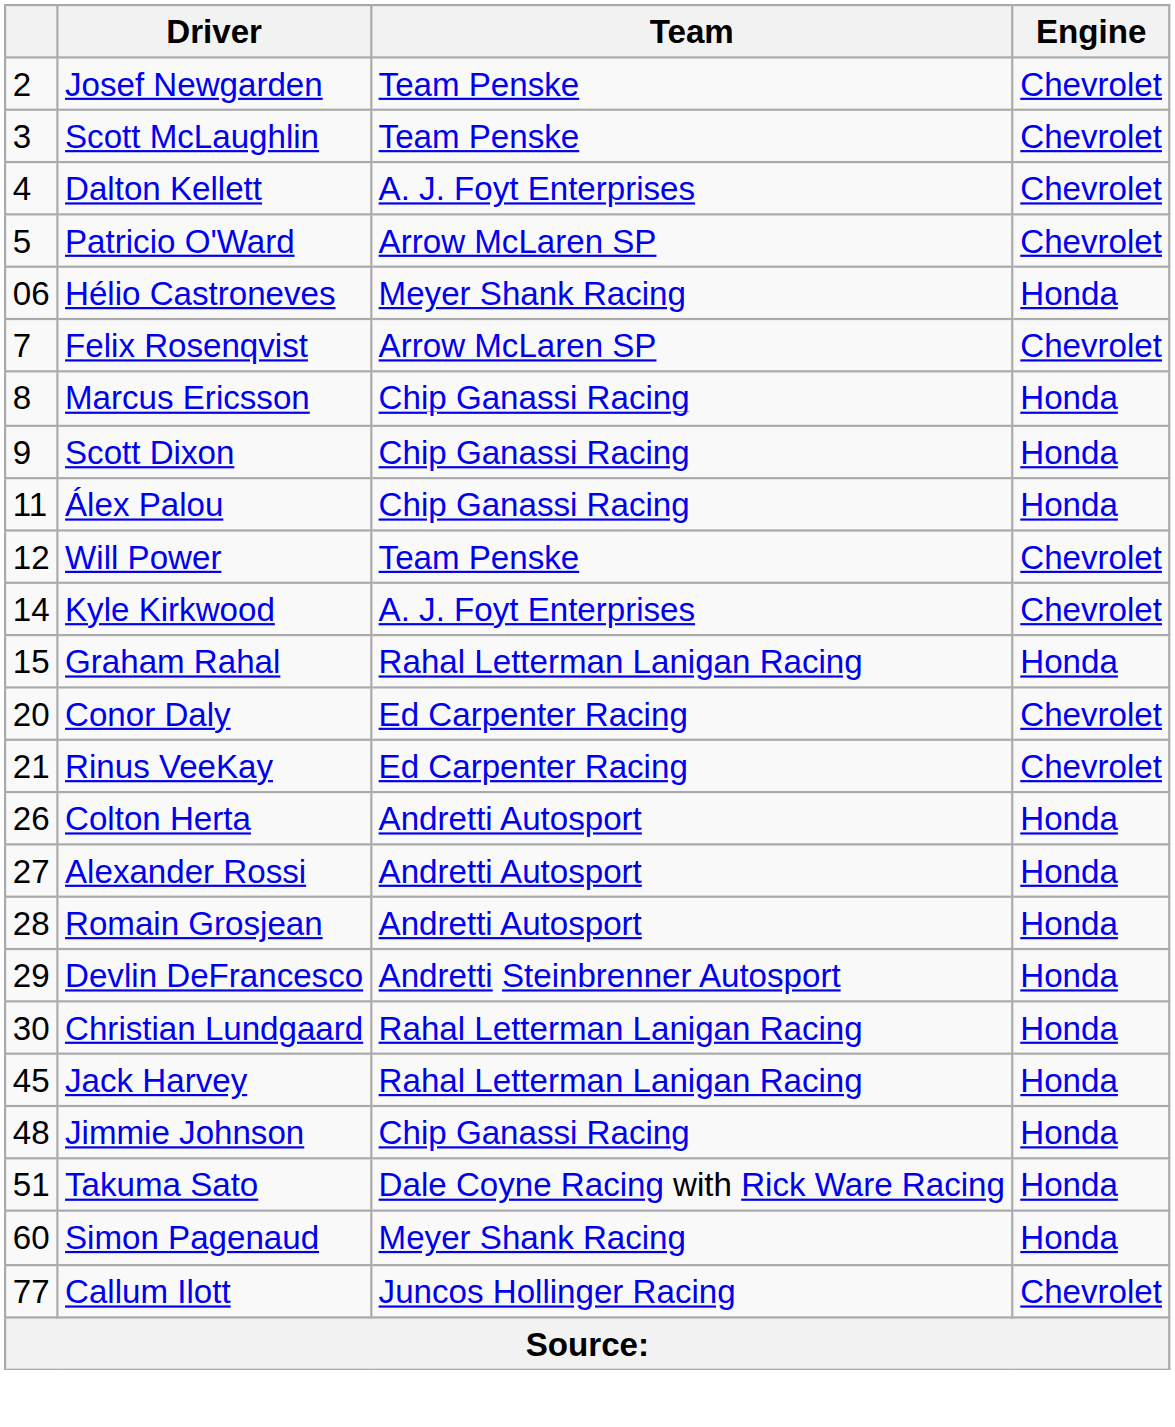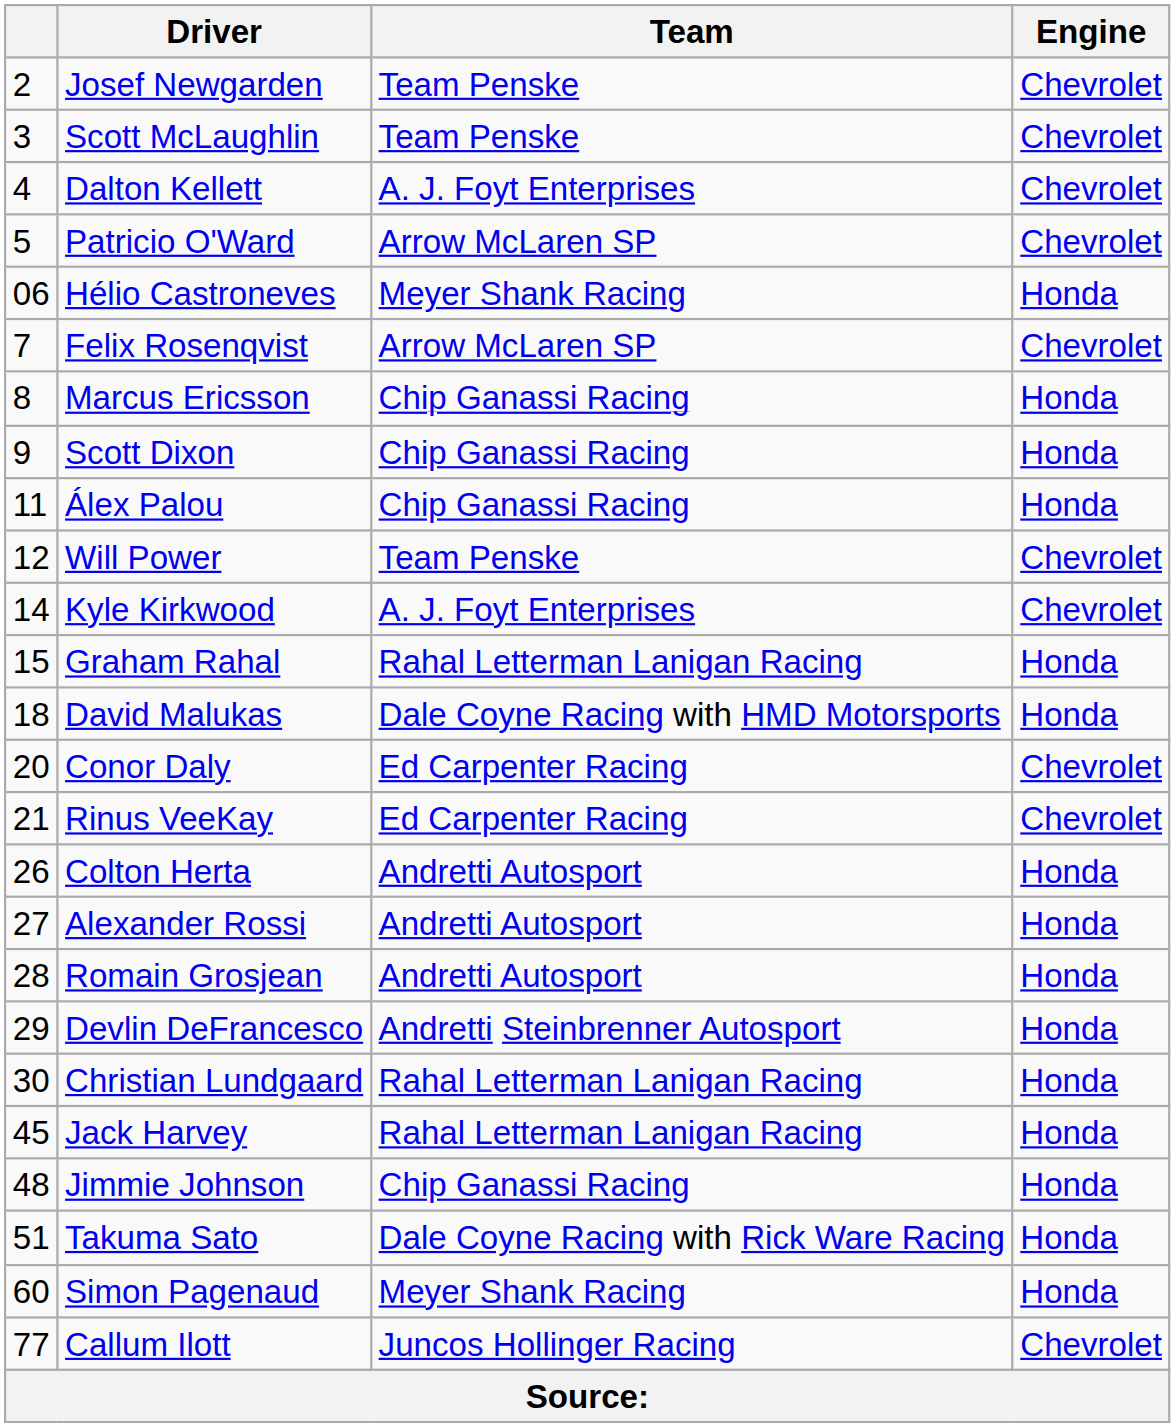+ row: (174, 713)
